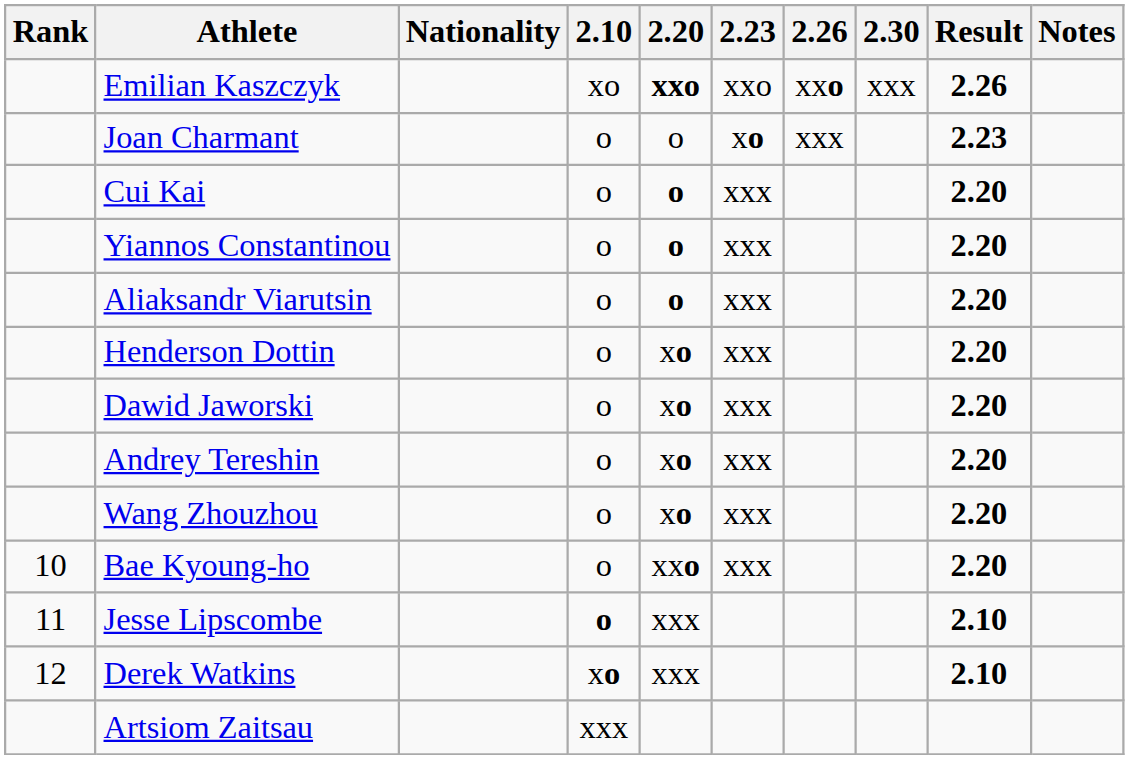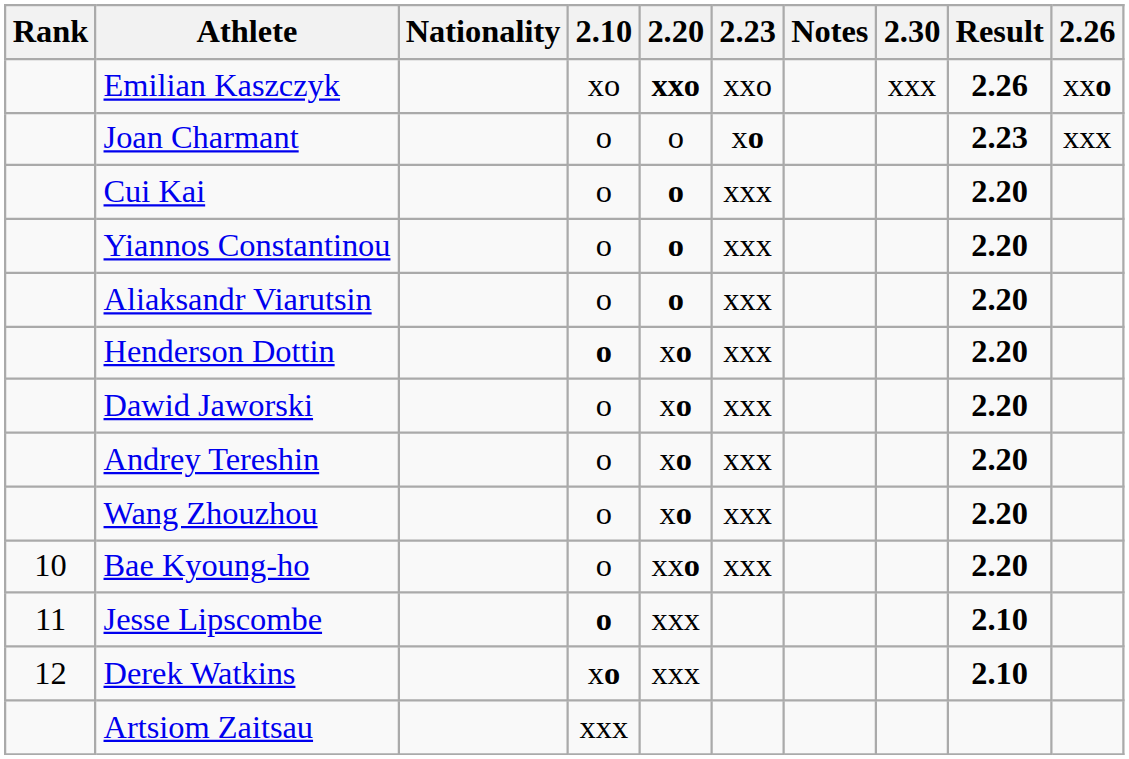columns swapped: (819, 31) <-> (1077, 31)
(604, 352) normal -> (604, 352) bold
